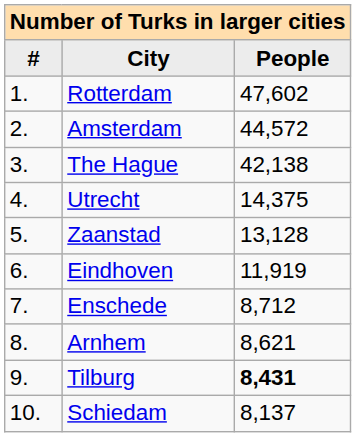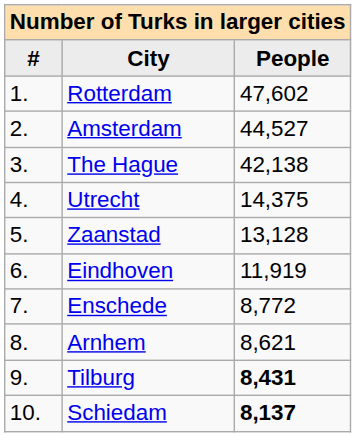(274, 128) 44,572 -> (274, 128) 44,527
(268, 306) 8,712 -> (268, 306) 8,772
(268, 413) normal -> (268, 413) bold
